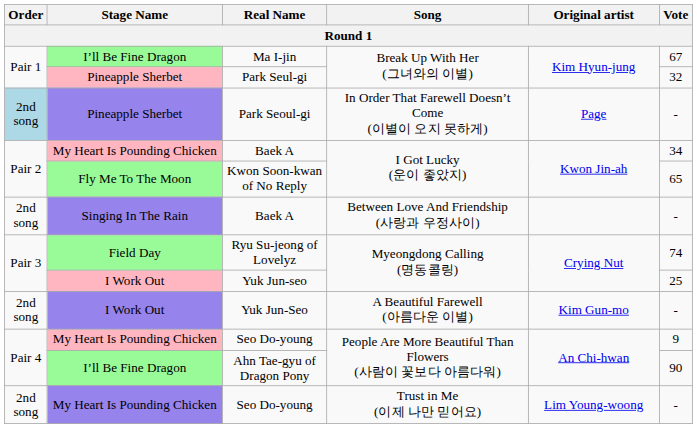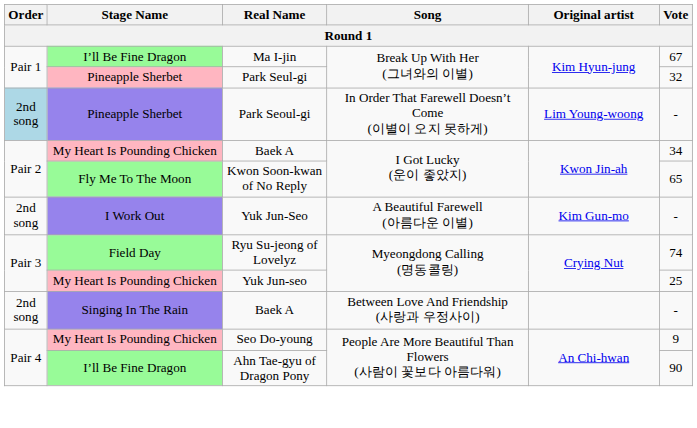(594, 114) Page -> (594, 114) Lim Young-woong
rows swapped: (275, 215) <-> (275, 310)
(135, 280) I Work Out -> (135, 280) My Heart Is Pounding Chicken
- row: (275, 404)
